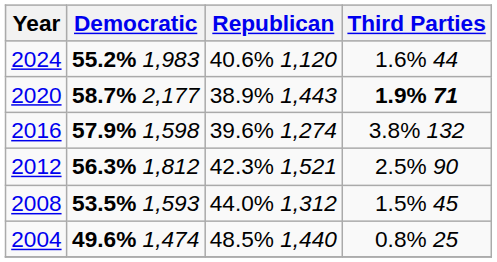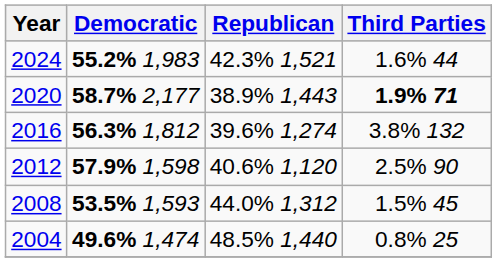(273, 59) 40.6% 1,120 -> (273, 59) 42.3% 1,521
(136, 131) 57.9% 1,598 -> (136, 131) 56.3% 1,812
(136, 167) 56.3% 1,812 -> (136, 167) 57.9% 1,598
(273, 167) 42.3% 1,521 -> (273, 167) 40.6% 1,120
